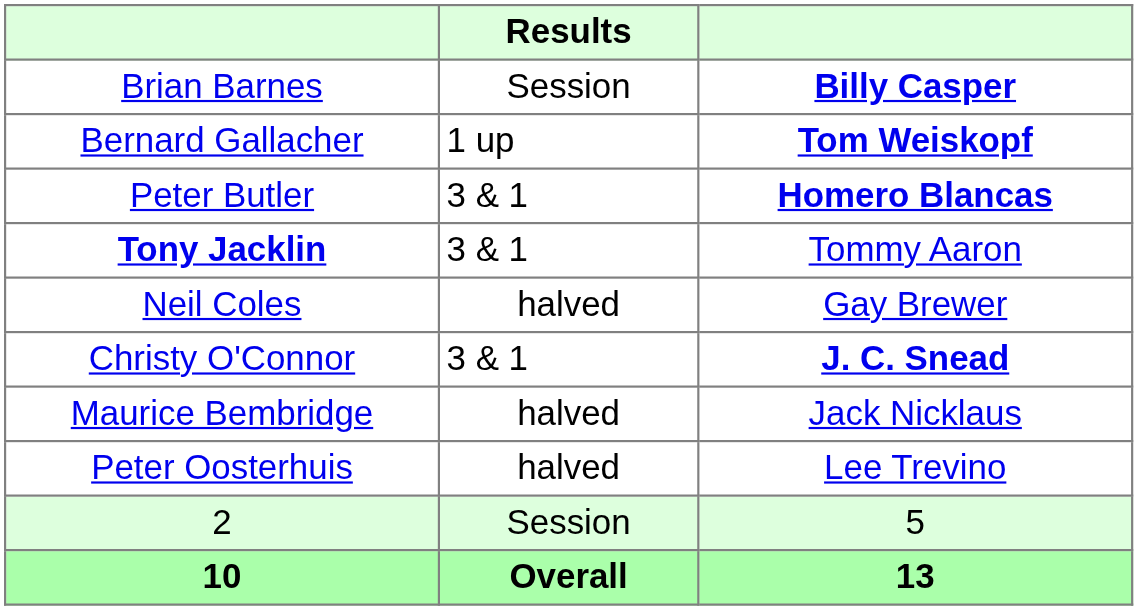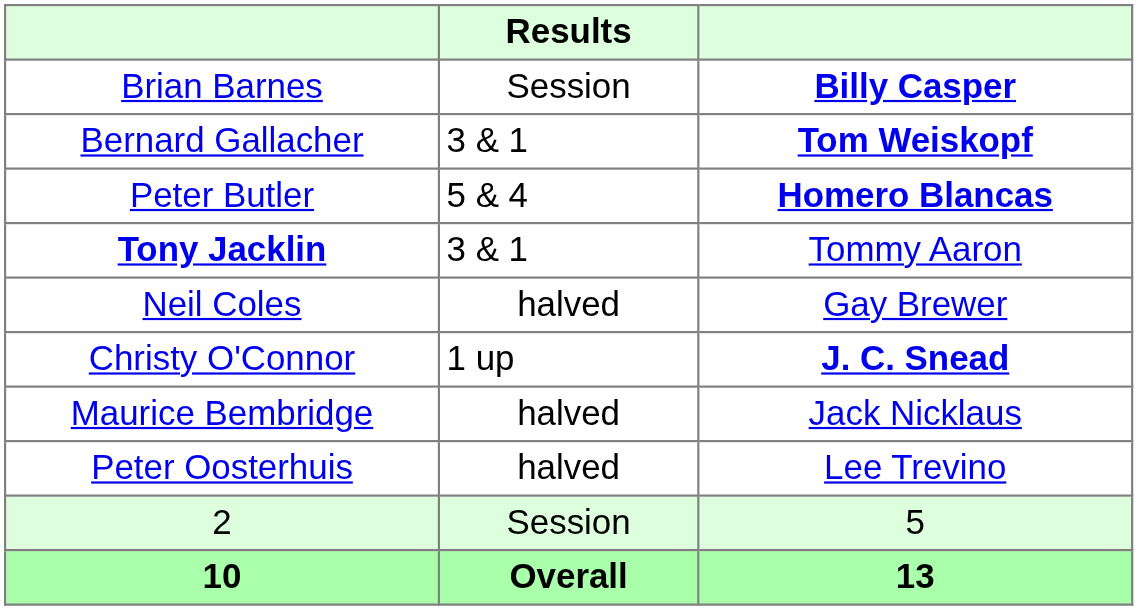(480, 140) 1 up -> (487, 140) 3 & 1
(487, 195) 3 & 1 -> (487, 195) 5 & 4
(487, 358) 3 & 1 -> (480, 358) 1 up
